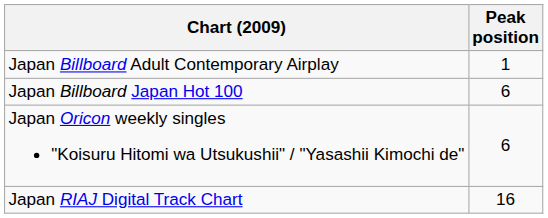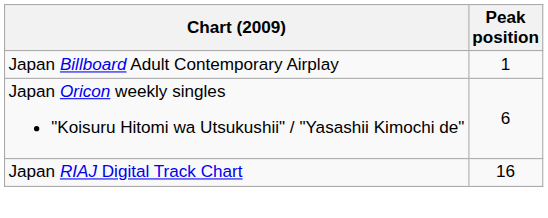- row: (126, 91)
